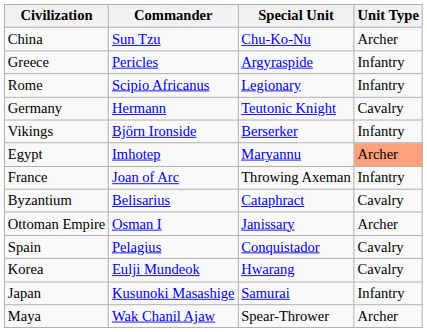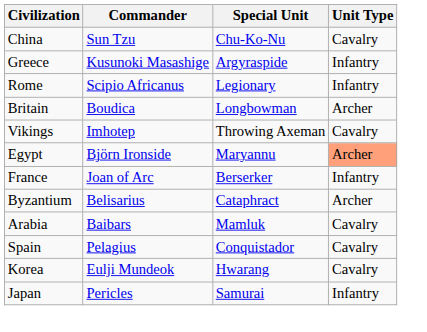(378, 39) Archer -> (355, 39) Cavalry
(135, 62) Pericles -> (148, 62) Kusunoki Masashige
- row: (35, 108)
+ row: (28, 108)
(154, 131) Björn Ironside -> (111, 131) Imhotep
(270, 131) Berserker -> (271, 131) Throwing Axeman
(381, 131) Infantry -> (355, 131) Cavalry
(136, 154) Imhotep -> (129, 154) Björn Ironside
(296, 177) Throwing Axeman -> (244, 177) Berserker
(381, 200) Cavalry -> (352, 200) Archer
- row: (57, 223)
+ row: (28, 223)
(173, 293) Kusunoki Masashige -> (110, 293) Pericles
- row: (24, 316)
